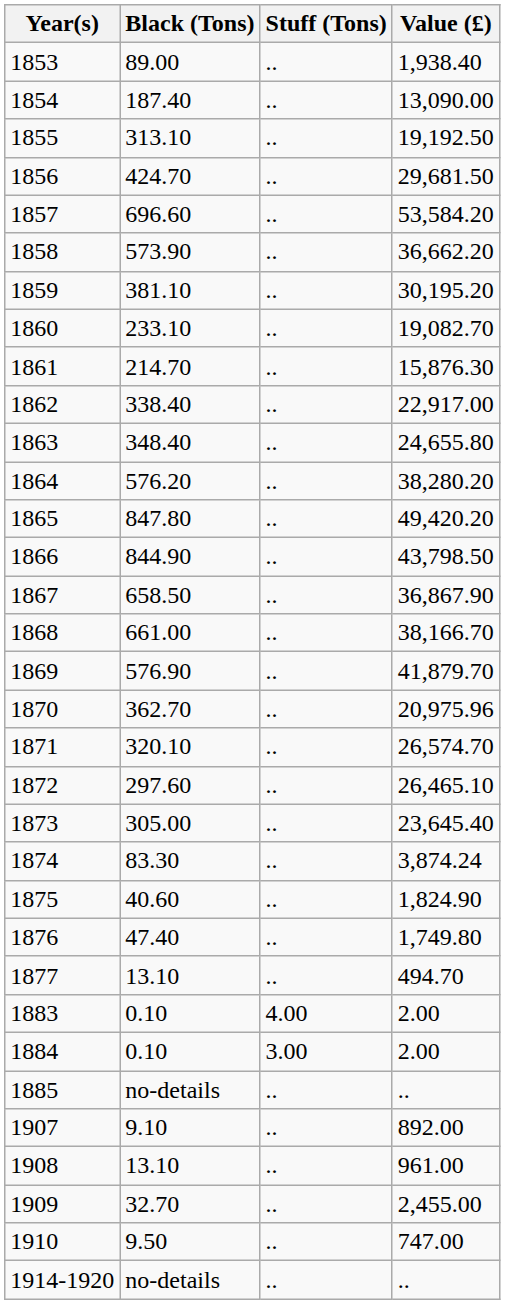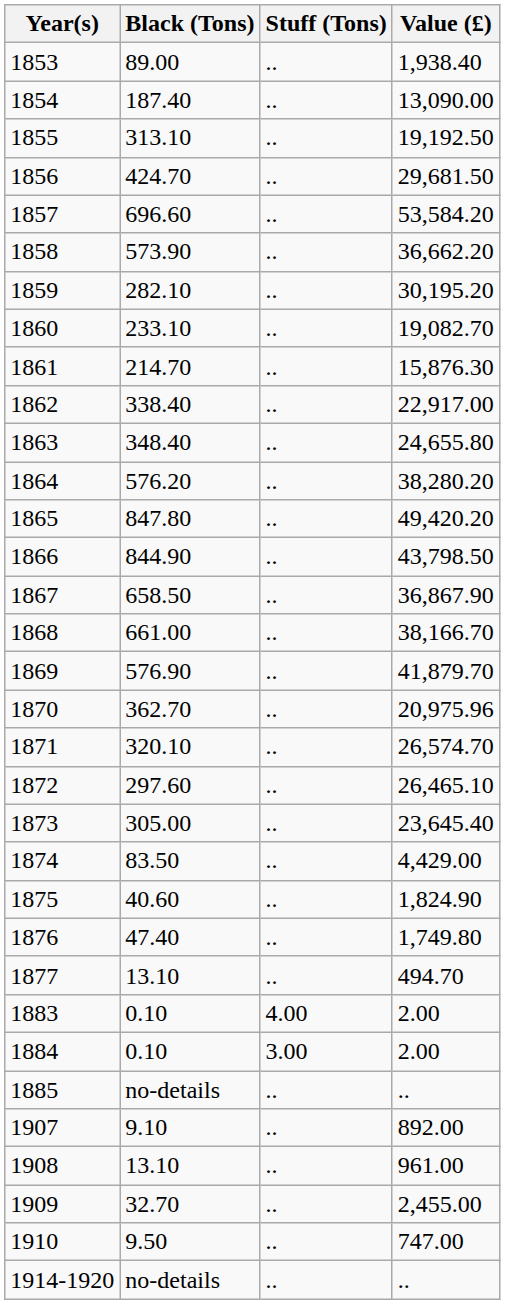(158, 289) 381.10 -> (158, 289) 282.10
(152, 860) 83.30 -> (152, 860) 83.50
(440, 860) 3,874.24 -> (440, 860) 4,429.00
